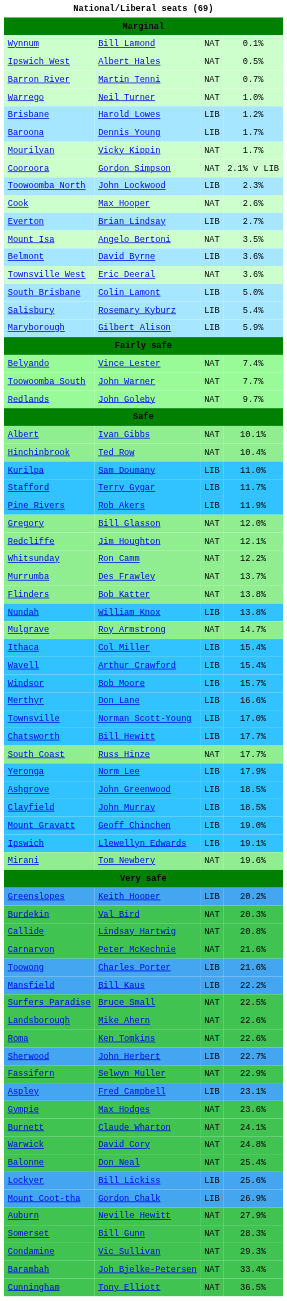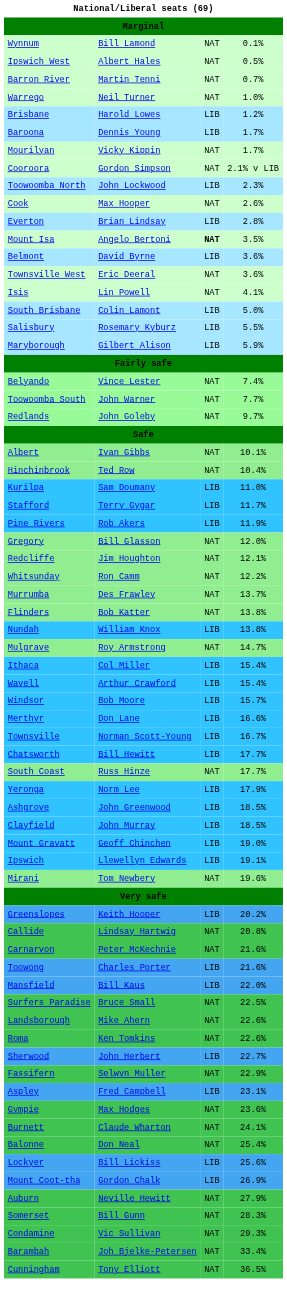(253, 221) 2.7% -> (253, 221) 2.8%
(212, 239) normal -> (212, 239) bold
+ row: (18, 292)
(253, 310) 5.4% -> (253, 328) 5.5%
(253, 719) 17.0% -> (253, 736) 16.7%
- row: (28, 914)
(253, 985) 22.2% -> (253, 985) 22.0%
- row: (26, 1145)
